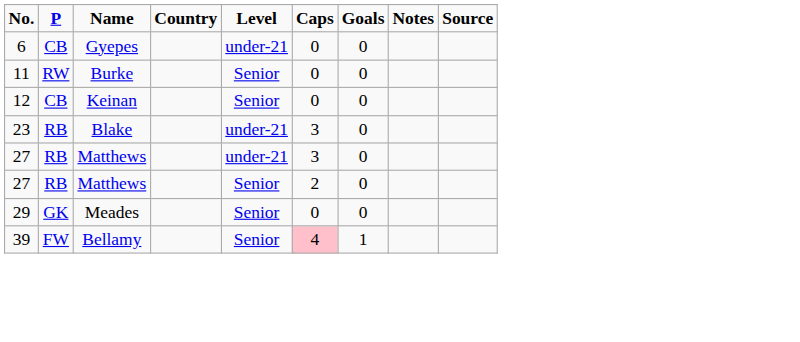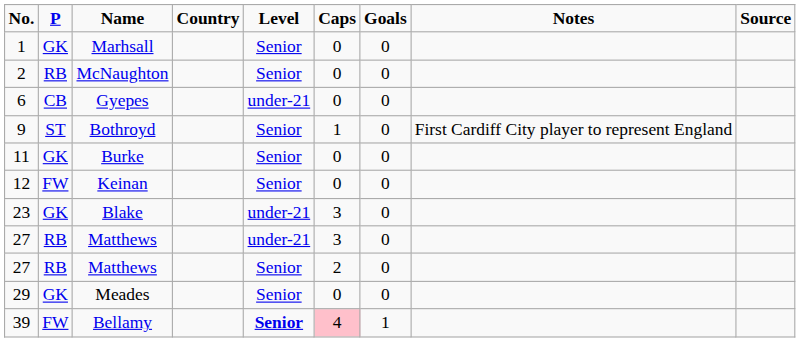+ row: (21, 45)
+ row: (21, 73)
+ row: (21, 128)
(56, 73) RW -> (55, 156) GK
(56, 101) CB -> (55, 184) FW
(56, 128) RB -> (55, 211) GK
(257, 239) normal -> (279, 322) bold
